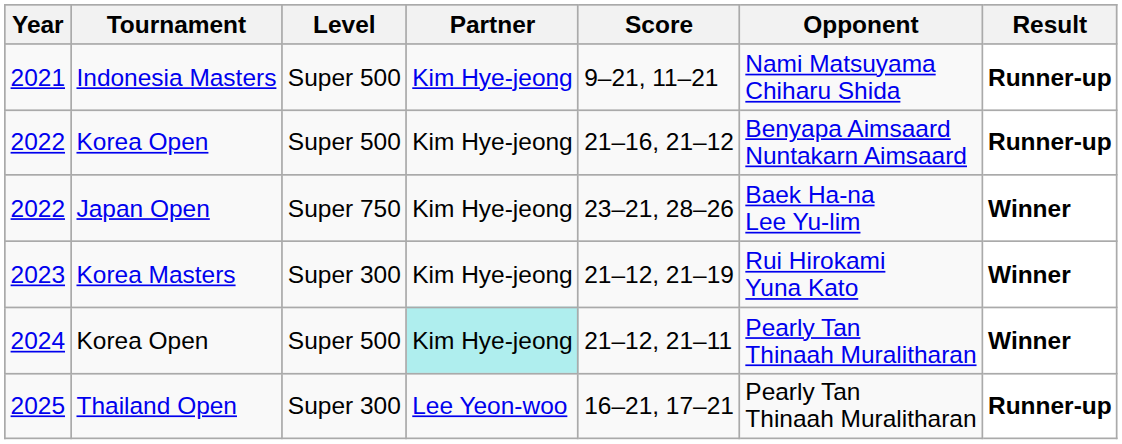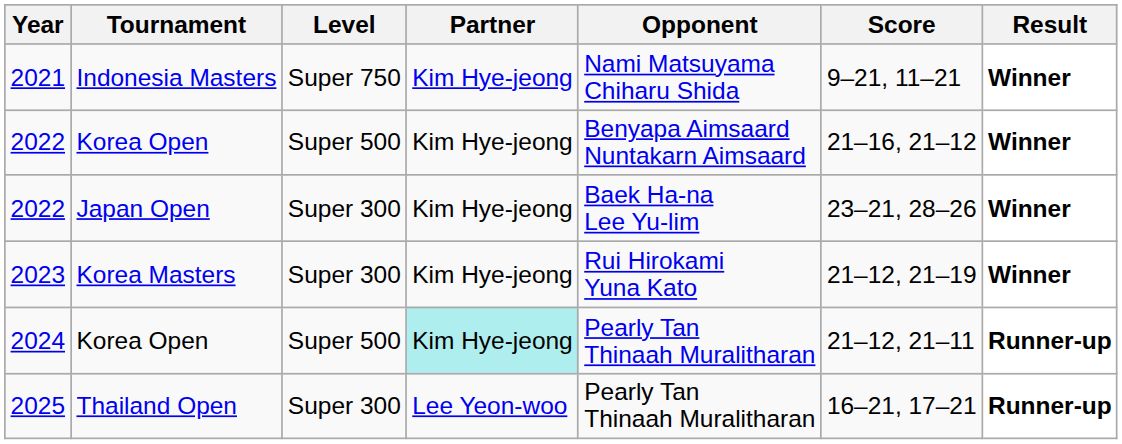columns swapped: (861, 25) <-> (659, 25)
(344, 77) Super 500 -> (344, 77) Super 750
(1050, 77) Runner-up -> (1029, 77) Winner
(1050, 143) Runner-up -> (1029, 143) Winner
(344, 209) Super 750 -> (344, 209) Super 300
(1029, 340) Winner -> (1050, 340) Runner-up
